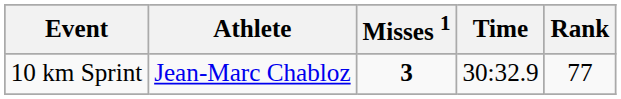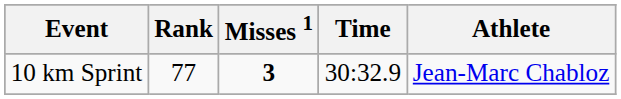columns swapped: (252, 28) <-> (580, 28)
